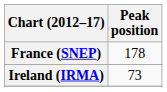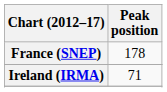(135, 75) 73 -> (135, 75) 71
